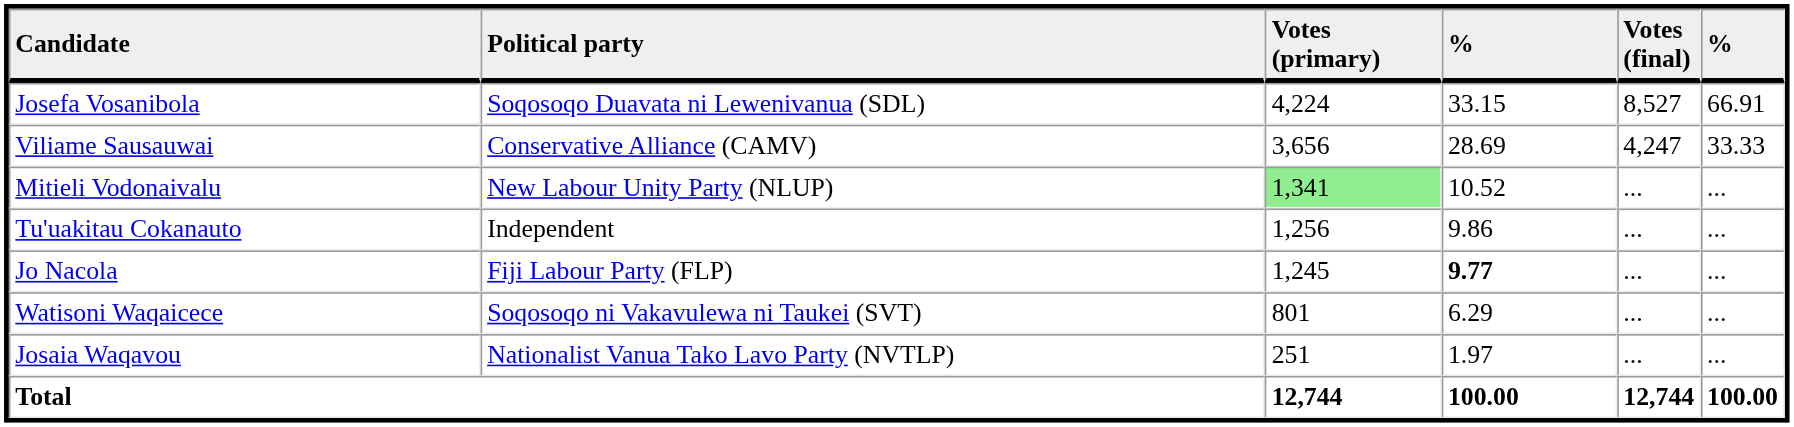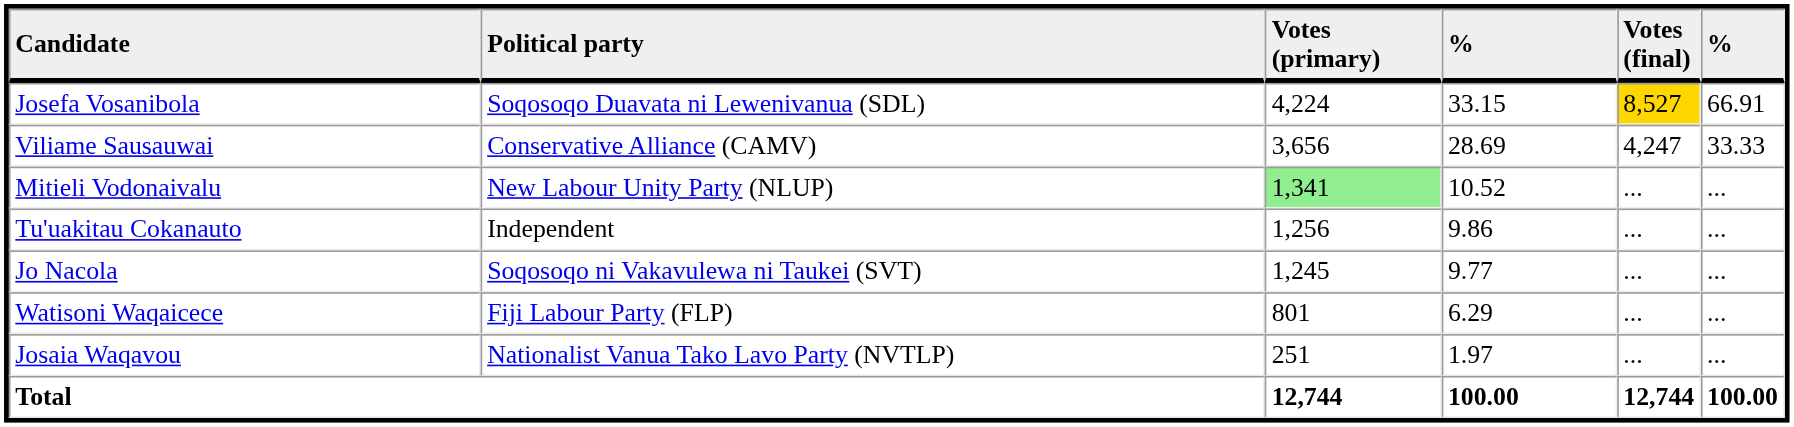(1652, 103) no background -> (1652, 103) gold background
(610, 270) Fiji Labour Party (FLP) -> (704, 270) Soqosoqo ni Vakavulewa ni Taukei (SVT)
(1470, 270) bold -> (1470, 270) normal
(704, 312) Soqosoqo ni Vakavulewa ni Taukei (SVT) -> (610, 312) Fiji Labour Party (FLP)
